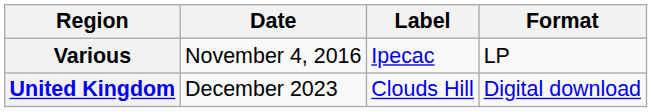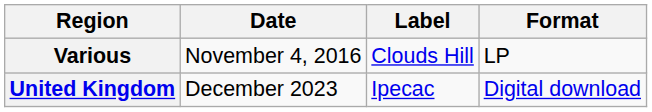(403, 55) Ipecac -> (423, 55) Clouds Hill
(423, 89) Clouds Hill -> (403, 89) Ipecac
